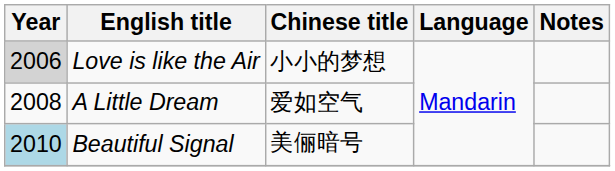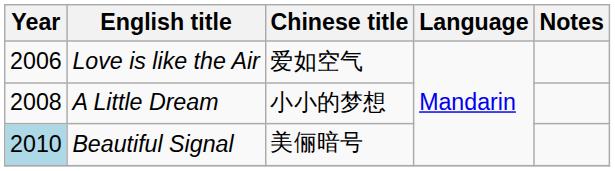(36, 61) lightgrey background -> (36, 61) no background
(328, 61) 小小的梦想 -> (317, 61) 爱如空气
(317, 102) 爱如空气 -> (328, 102) 小小的梦想
